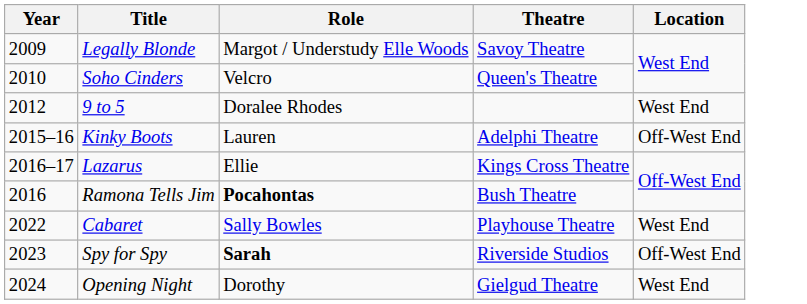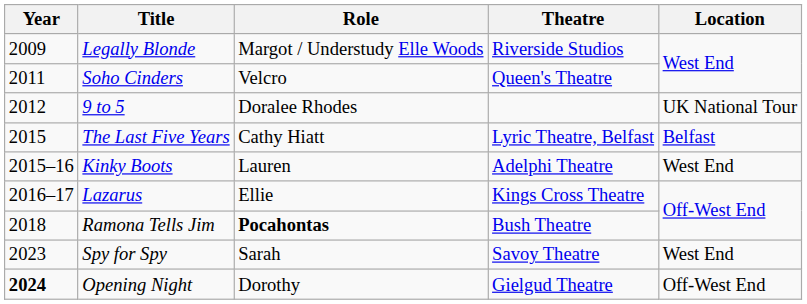(531, 48) Savoy Theatre -> (558, 48) Riverside Studios
(27, 78) 2010 -> (27, 78) 2011
(674, 107) West End -> (730, 107) UK National Tour
+ row: (156, 136)
(689, 136) Off-West End -> (698, 166) West End
(27, 195) 2016 -> (27, 225) 2018
- row: (112, 225)
(247, 254) bold -> (259, 254) normal
(543, 254) Riverside Studios -> (546, 254) Savoy Theatre
(689, 254) Off-West End -> (698, 254) West End
(27, 284) normal -> (27, 284) bold
(674, 284) West End -> (714, 284) Off-West End
